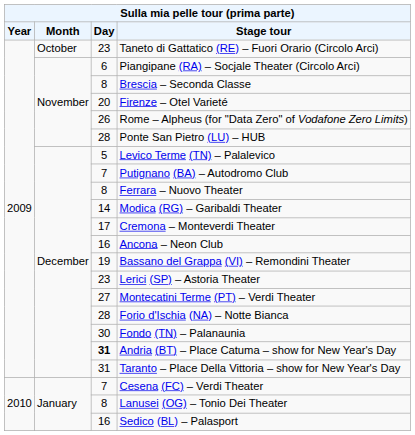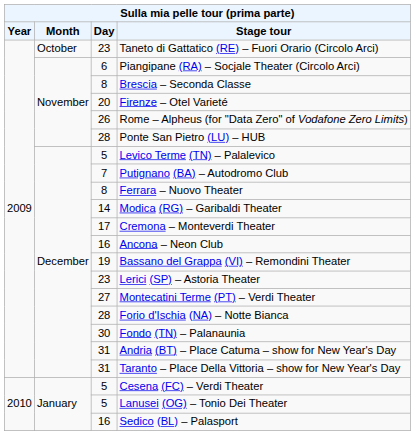(104, 350) bold -> (104, 350) normal
(104, 386) 7 -> (104, 386) 5
(104, 404) 8 -> (104, 404) 5
